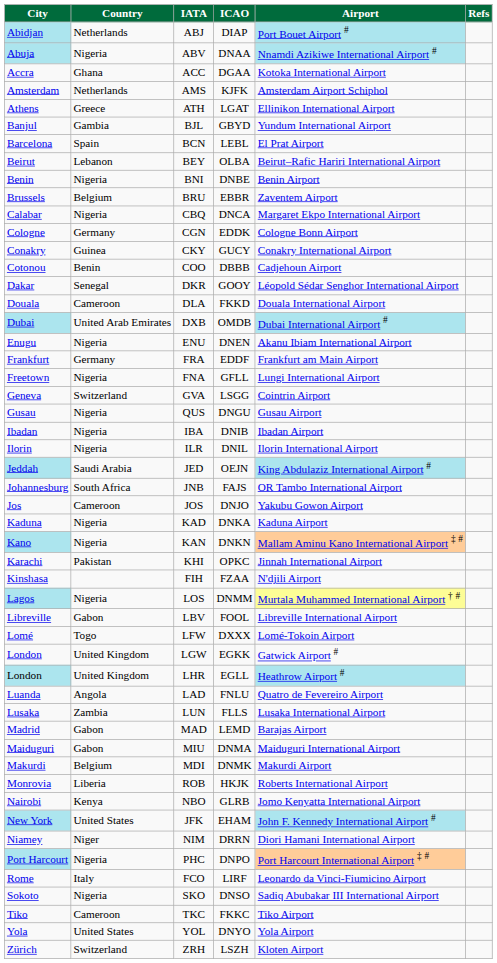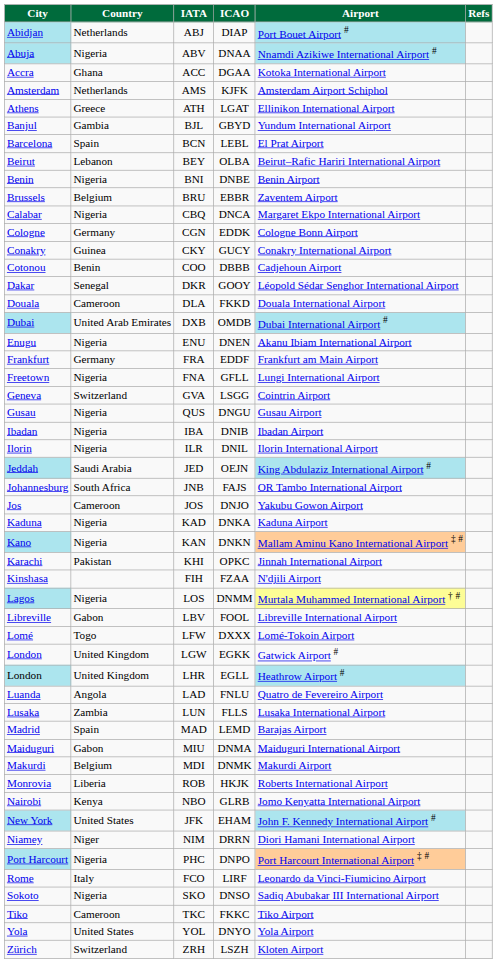(88, 730) Gabon -> (86, 730) Spain
